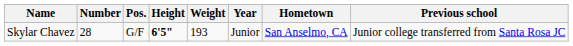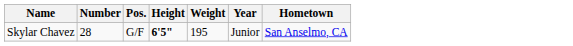- column: (459, 13)
(199, 31) 193 -> (199, 31) 195
